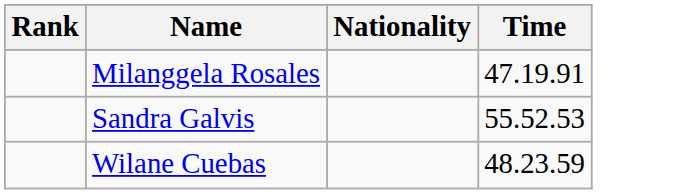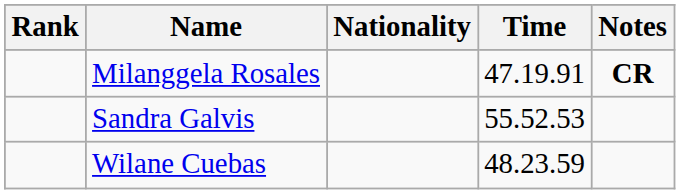+ column: (633, 27)
